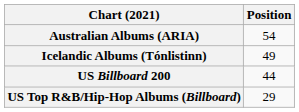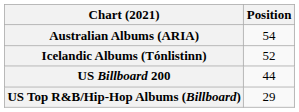(269, 55) 49 -> (269, 55) 52
